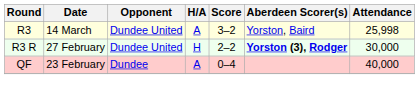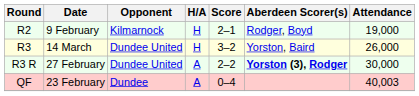+ row: (24, 30)
(197, 30) A -> (197, 47) H
(382, 30) 25,998 -> (382, 47) 26,000
(197, 47) H -> (197, 64) A
(382, 64) 40,000 -> (382, 82) 40,003
